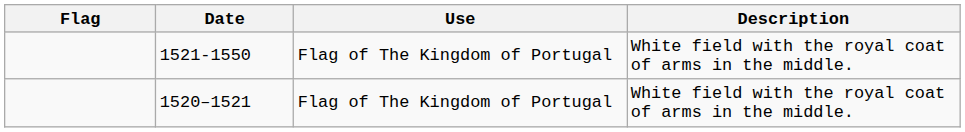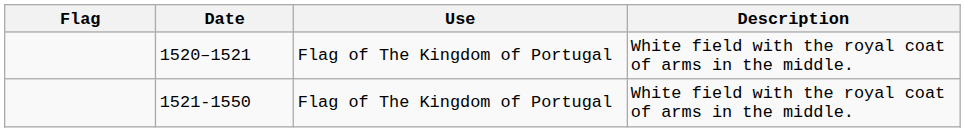rows swapped: (205, 103) <-> (205, 56)
